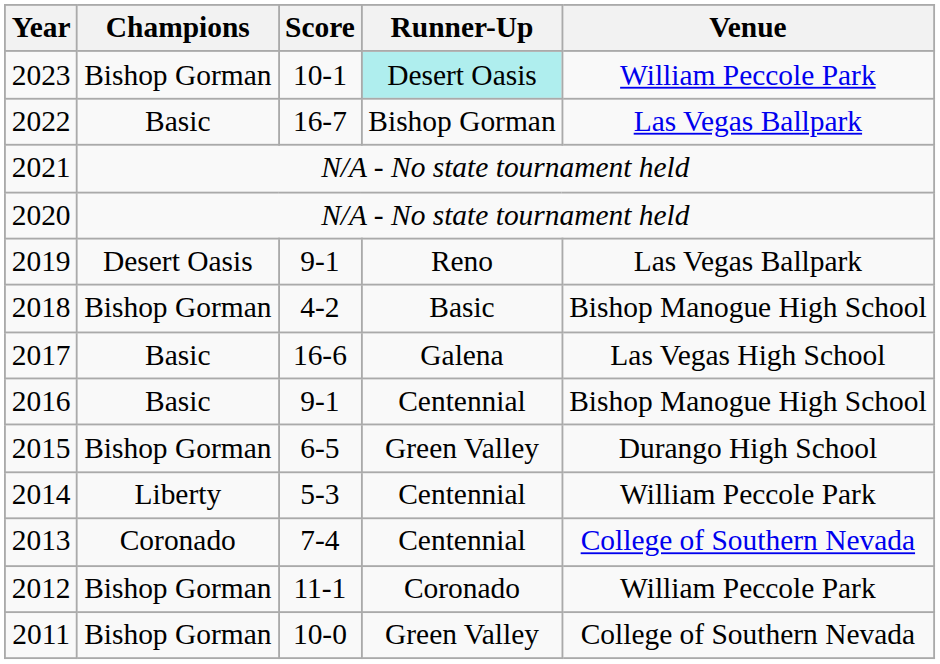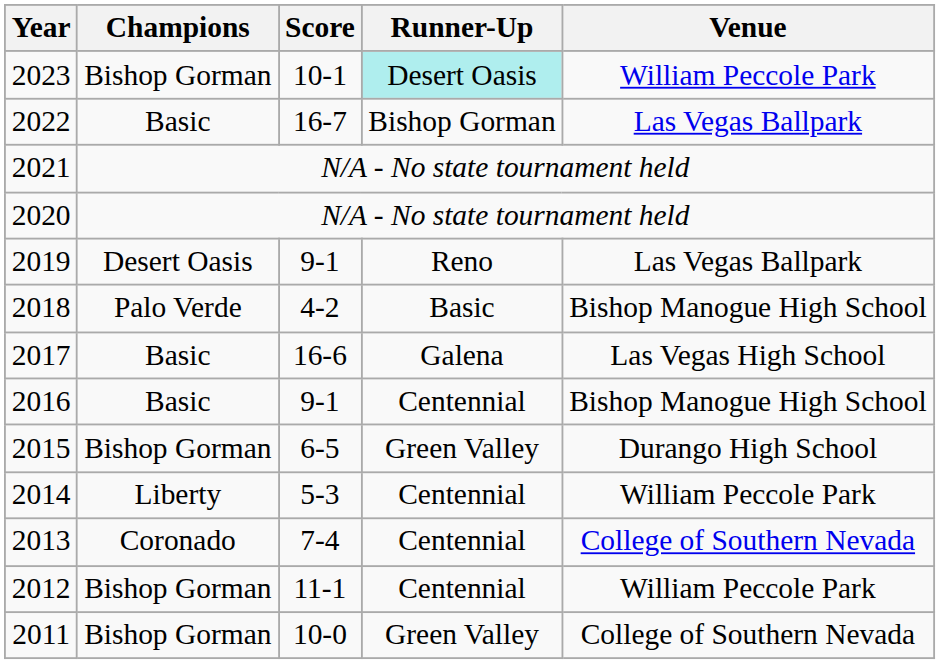(178, 307) Bishop Gorman -> (178, 307) Palo Verde
(462, 588) Coronado -> (462, 588) Centennial
